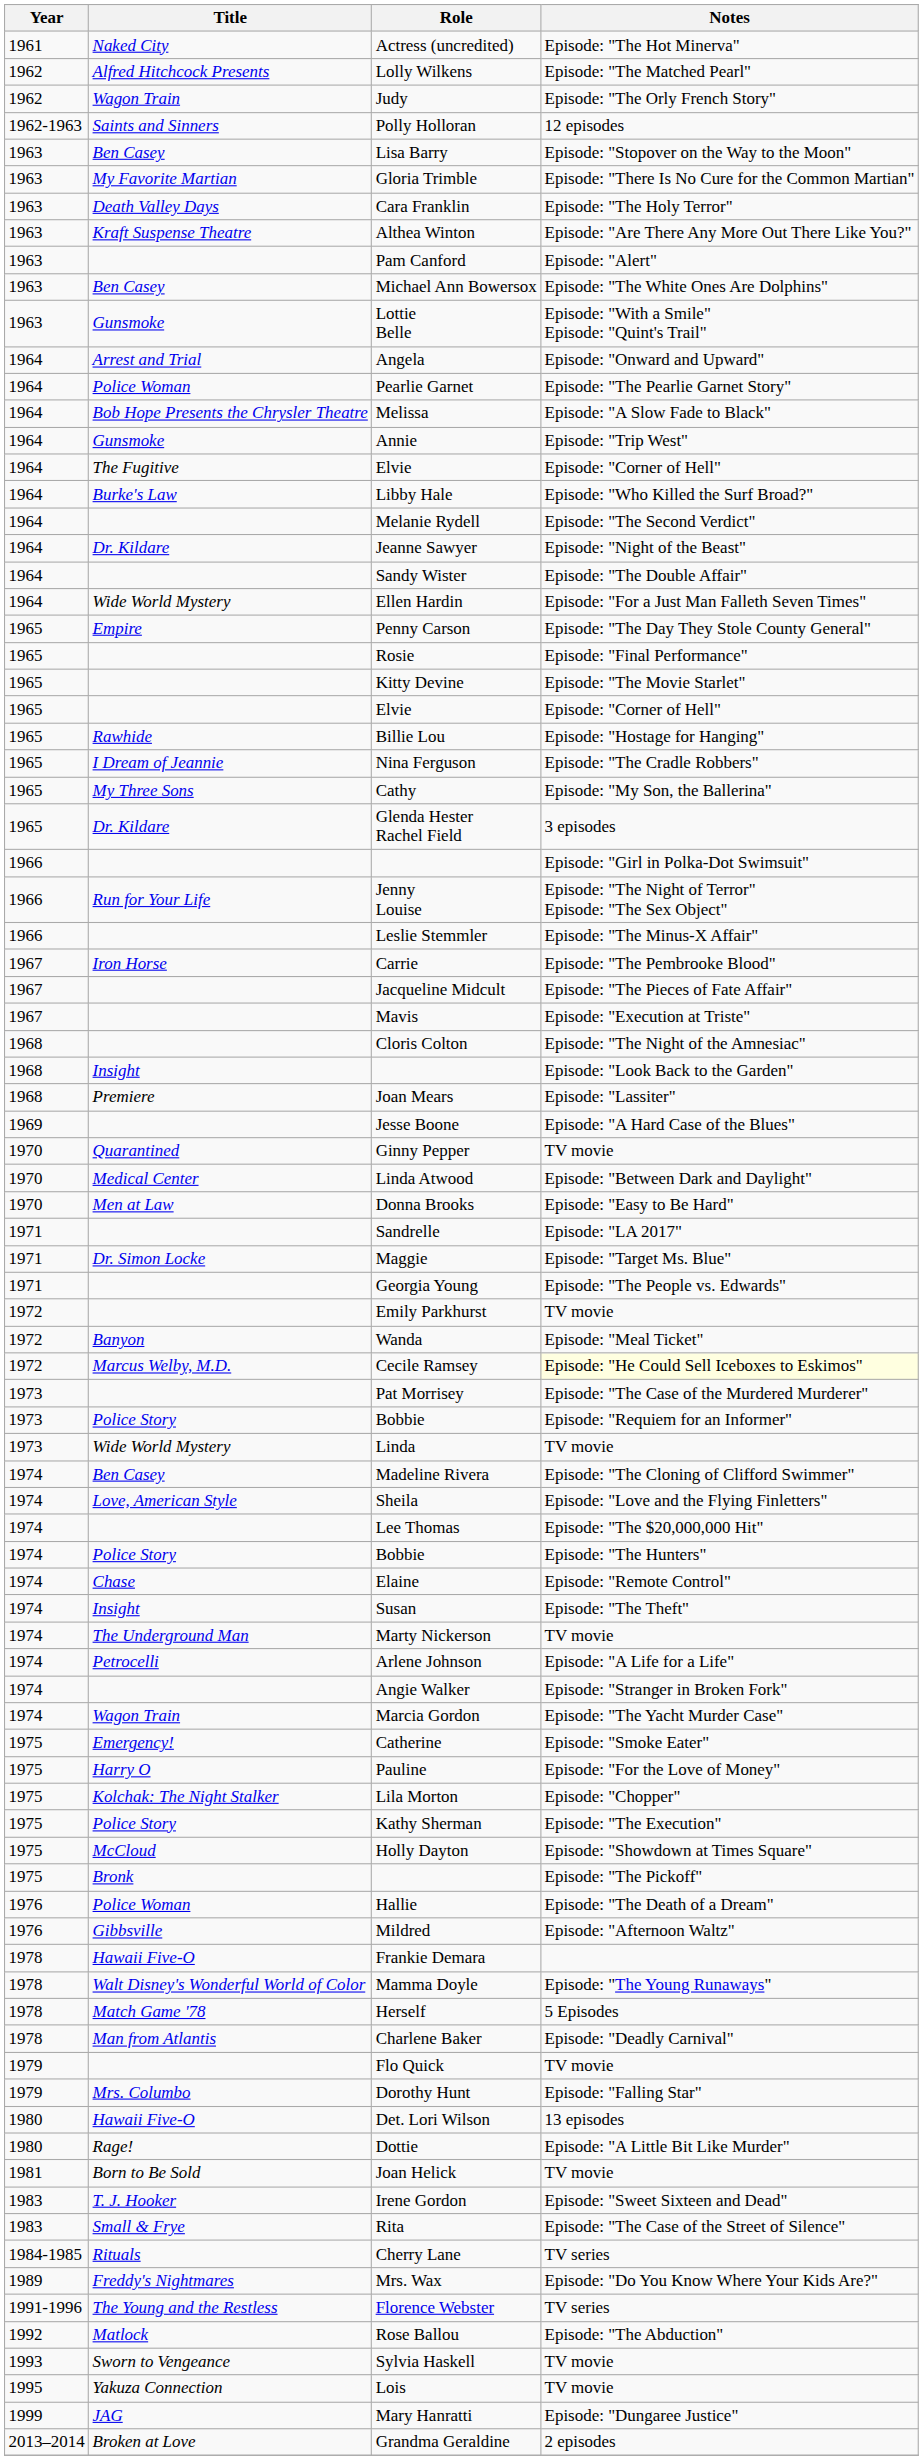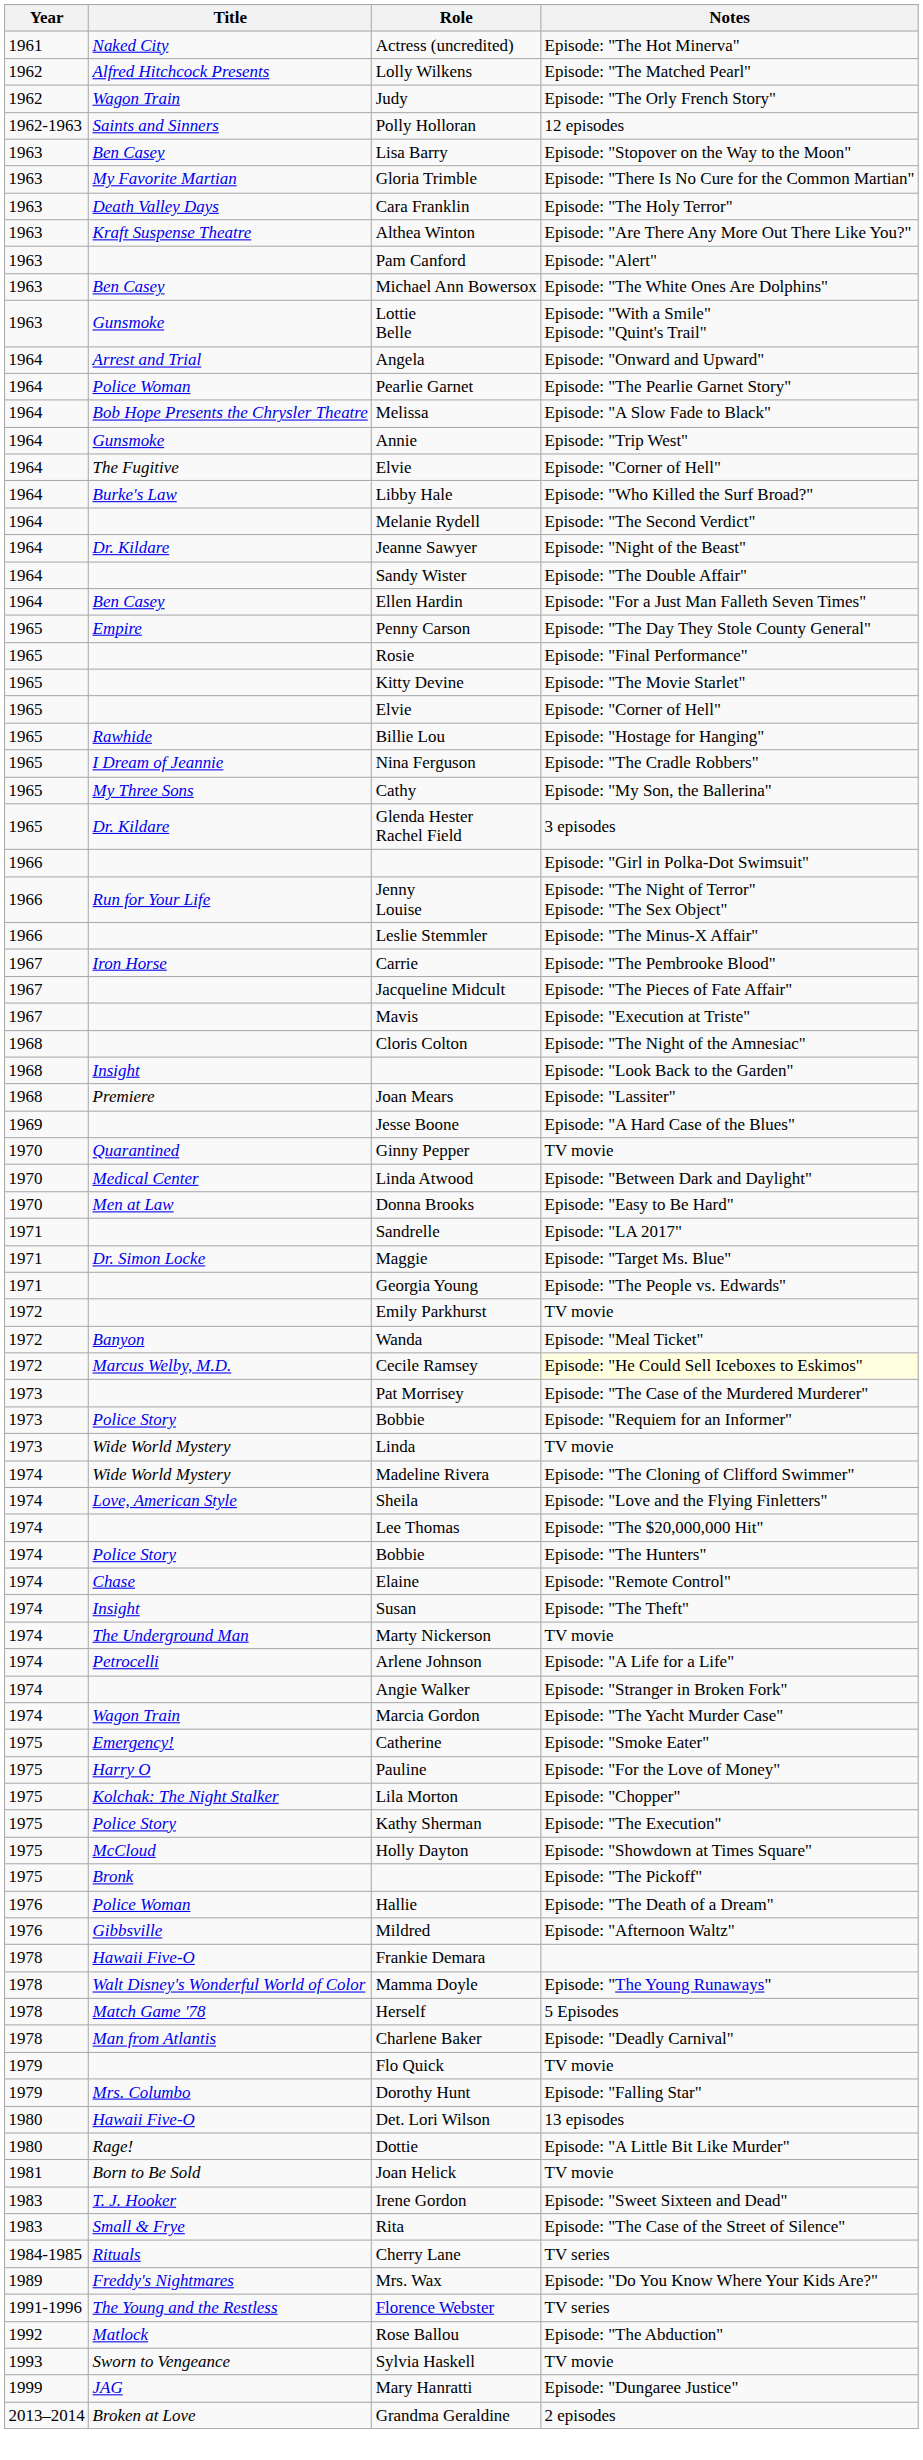(162, 601) Wide World Mystery -> (129, 601) Ben Casey
(129, 1473) Ben Casey -> (162, 1473) Wide World Mystery
- row: (25, 2388)
